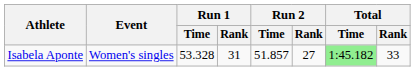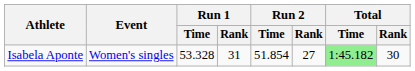(271, 56) 51.857 -> (271, 56) 51.854
(393, 56) 33 -> (393, 56) 30
